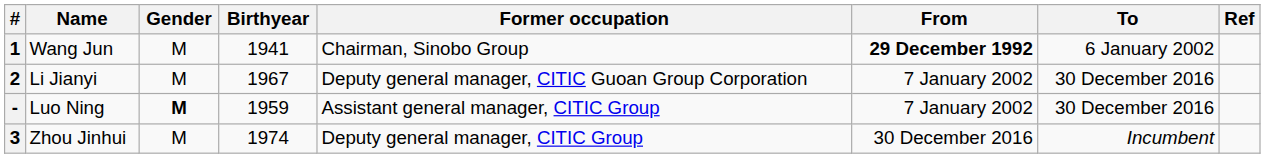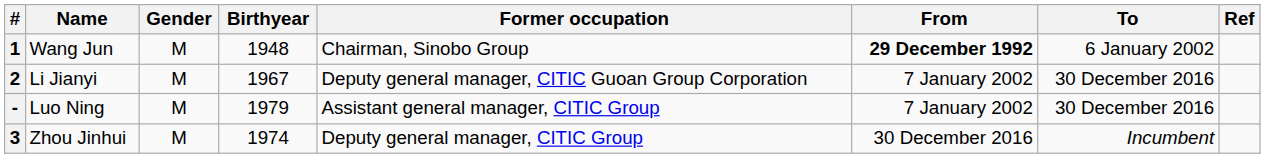(268, 49) 1941 -> (268, 49) 1948
(179, 108) bold -> (179, 108) normal
(268, 108) 1959 -> (268, 108) 1979
